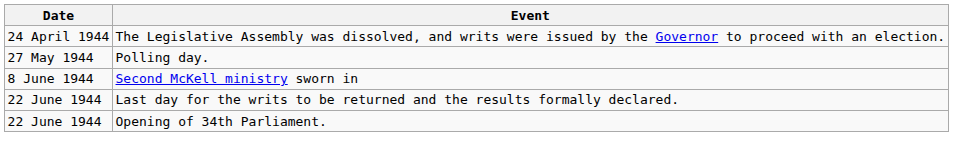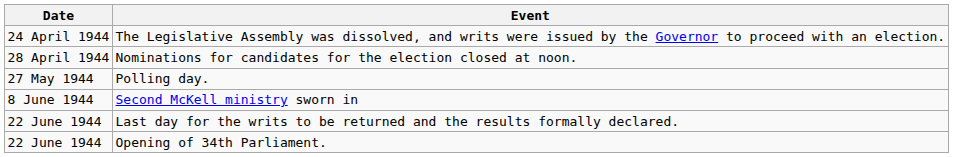+ row: (346, 57)
